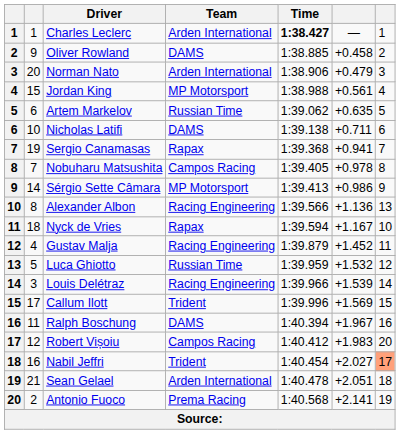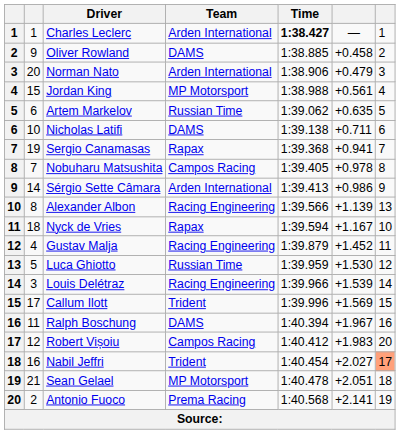(208, 187) MP Motorsport -> (220, 187) Arden International
(354, 207) +1.136 -> (354, 207) +1.139
(354, 265) +1.532 -> (354, 265) +1.530
(220, 380) Arden International -> (208, 380) MP Motorsport
